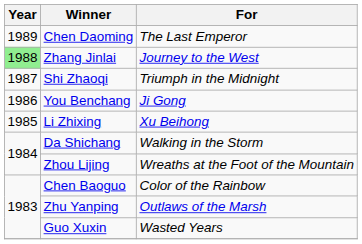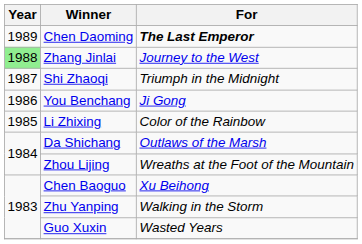(193, 36) normal -> (197, 36) bold
(174, 121) Xu Beihong -> (202, 121) Color of the Rainbow
(201, 143) Walking in the Storm -> (203, 143) Outlaws of the Marsh
(202, 185) Color of the Rainbow -> (174, 185) Xu Beihong
(203, 206) Outlaws of the Marsh -> (201, 206) Walking in the Storm
